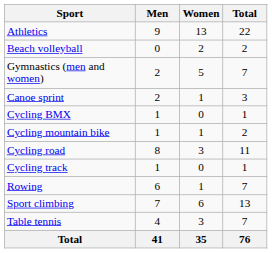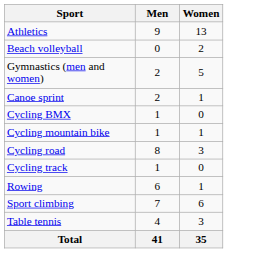- column: (245, 13)
